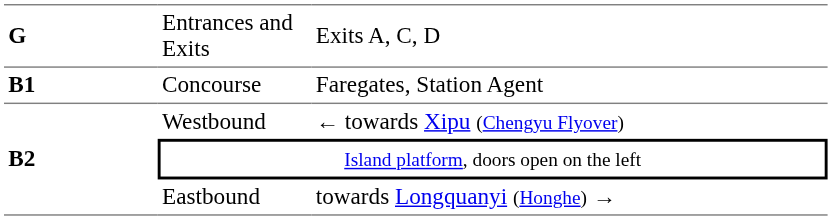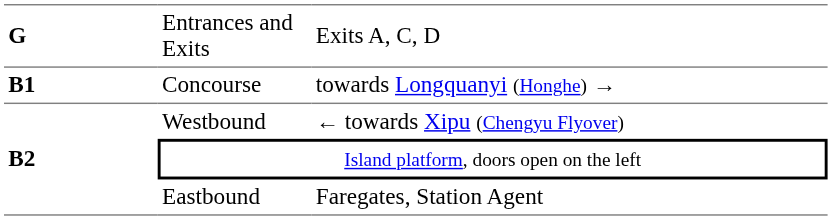(429, 84) Faregates, Station Agent -> (466, 84) towards Longquanyi (Honghe) →
(466, 196) towards Longquanyi (Honghe) → -> (429, 196) Faregates, Station Agent
